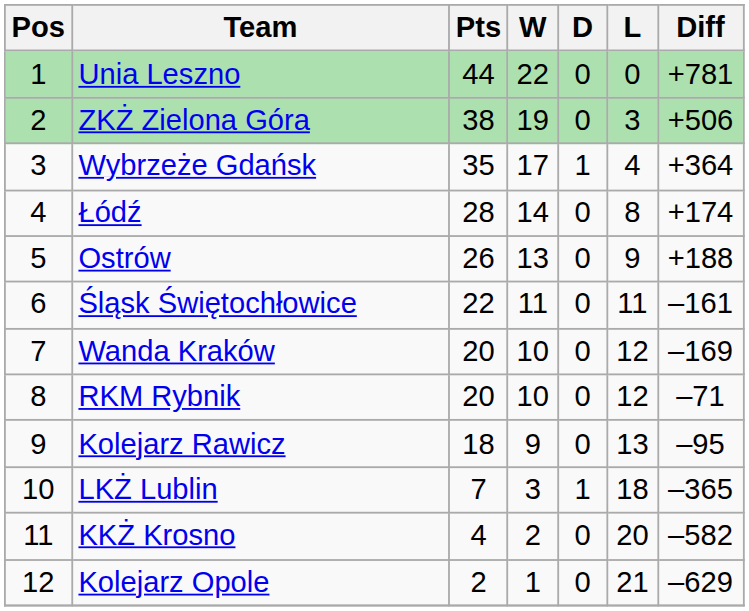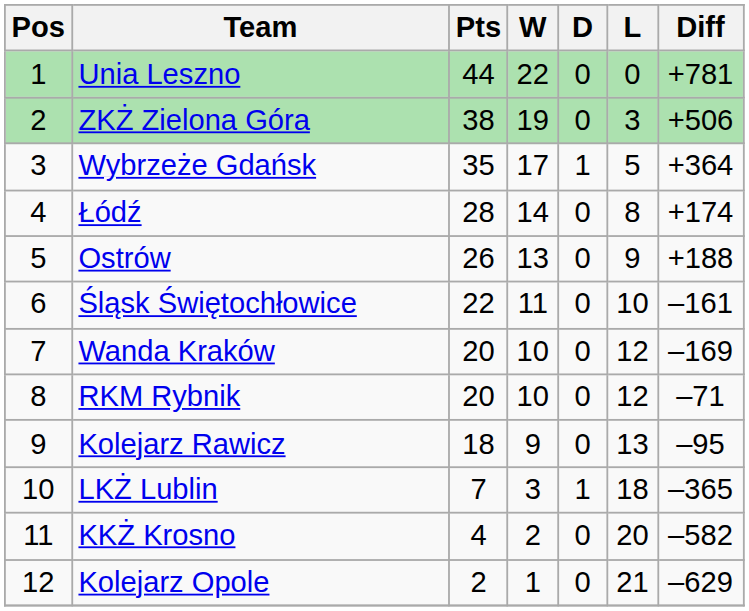(632, 166) 4 -> (632, 166) 5
(632, 304) 11 -> (632, 304) 10
